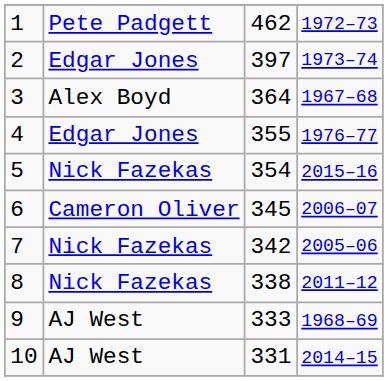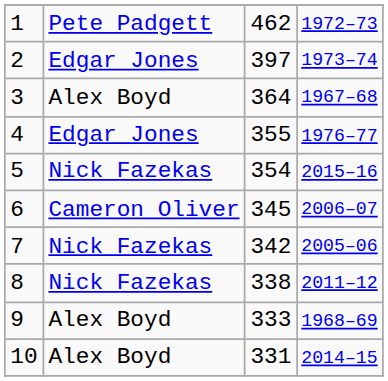(96, 320) AJ West -> (110, 320) Alex Boyd
(96, 357) AJ West -> (110, 357) Alex Boyd
